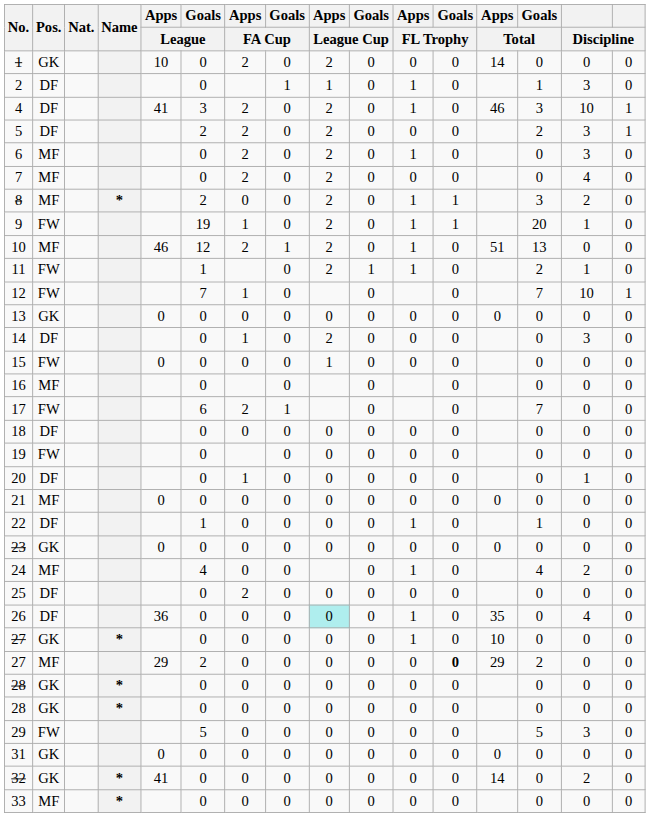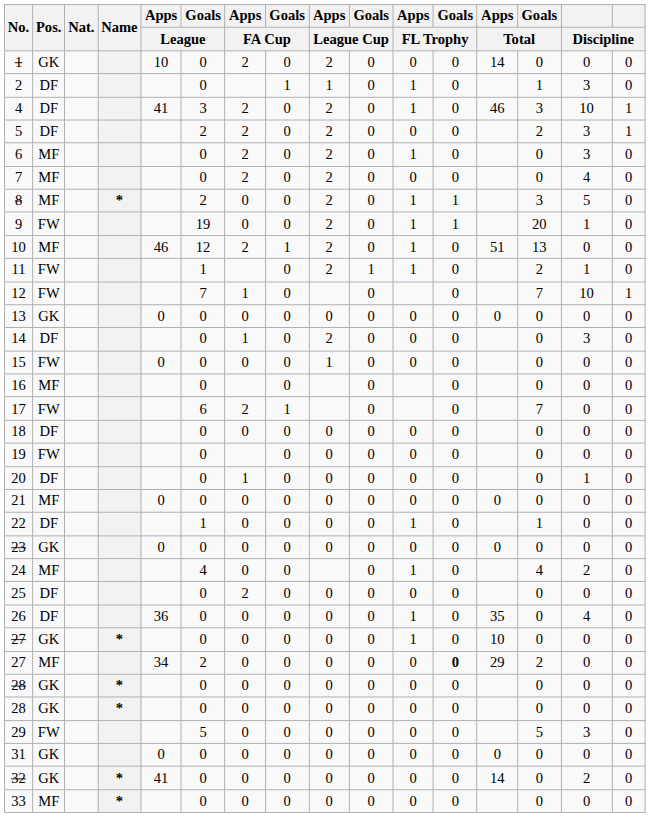(587, 200) 2 -> (587, 200) 5
(245, 223) 1 -> (245, 223) 0
(329, 616) paleturquoise background -> (329, 616) no background
(161, 662) 29 -> (161, 662) 34
